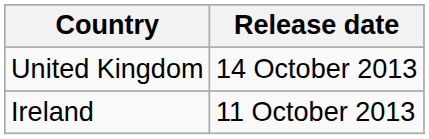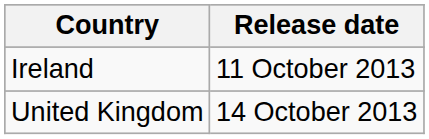rows swapped: (52, 111) <-> (107, 68)
